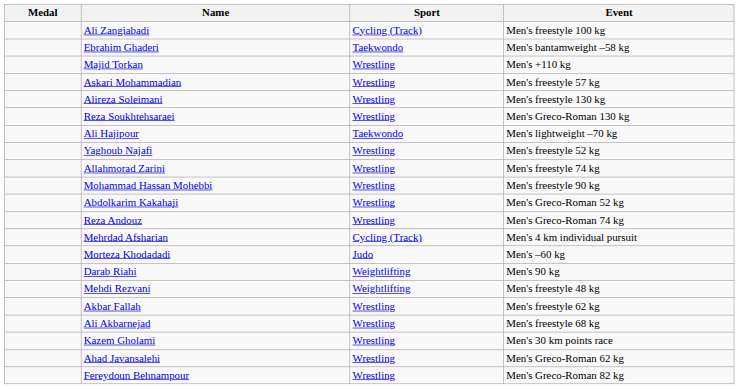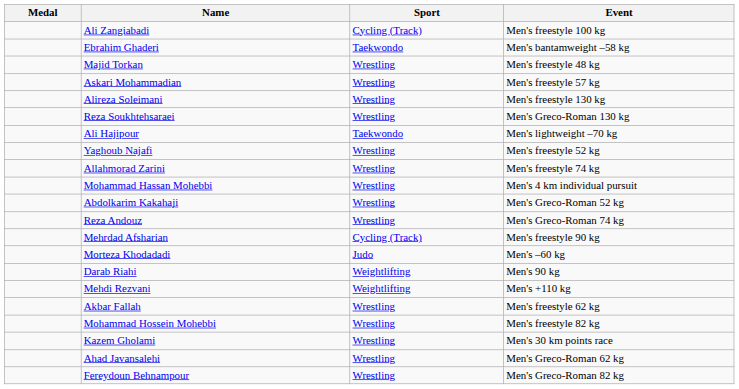(538, 64) Men's +110 kg -> (553, 64) Men's freestyle 48 kg
(553, 185) Men's freestyle 90 kg -> (572, 185) Men's 4 km individual pursuit
(572, 237) Men's 4 km individual pursuit -> (553, 237) Men's freestyle 90 kg
(553, 289) Men's freestyle 48 kg -> (538, 289) Men's +110 kg
- row: (117, 323)
+ row: (150, 323)
